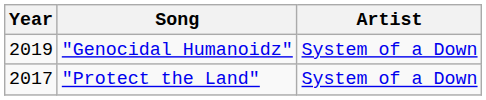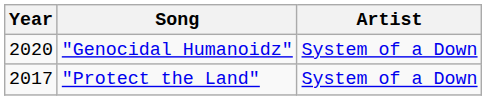(31, 50) 2019 -> (31, 50) 2020
